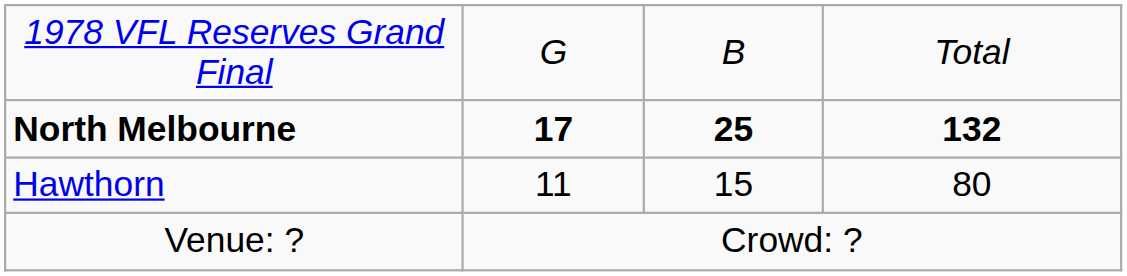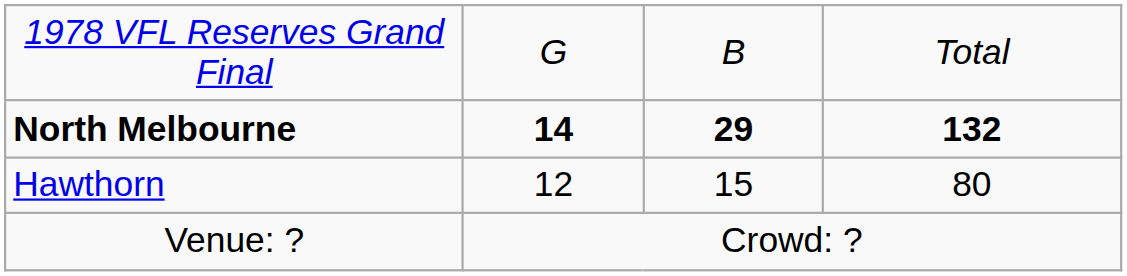(553, 128) 17 -> (553, 128) 14
(733, 128) 25 -> (733, 128) 29
(553, 184) 11 -> (553, 184) 12
